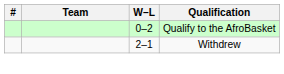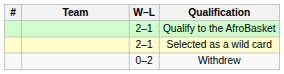(144, 28) 0–2 -> (144, 28) 2–1
+ row: (219, 45)
(144, 45) 2–1 -> (144, 61) 0–2
